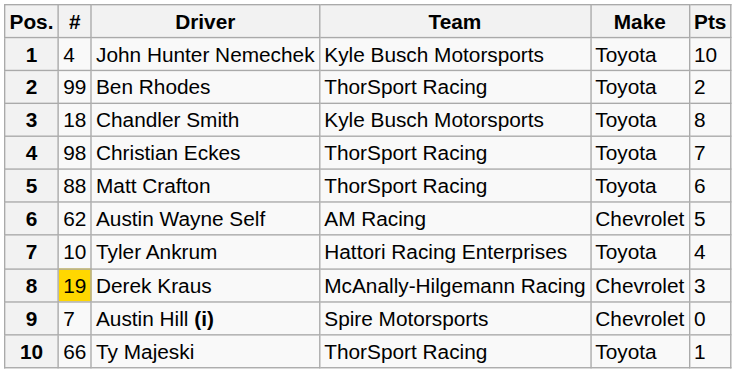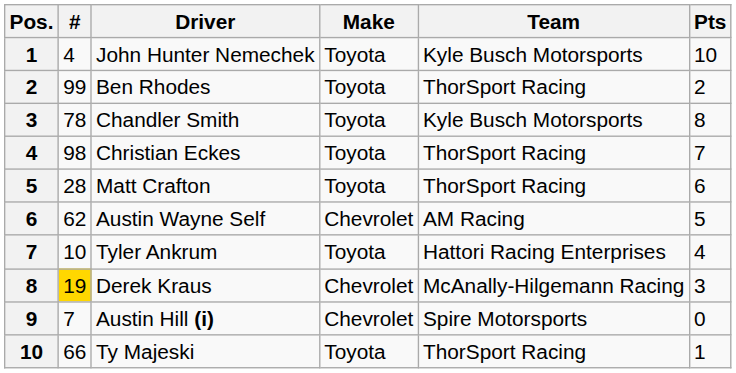columns swapped: (455, 21) <-> (640, 21)
(75, 120) 18 -> (75, 120) 78
(75, 186) 88 -> (75, 186) 28
